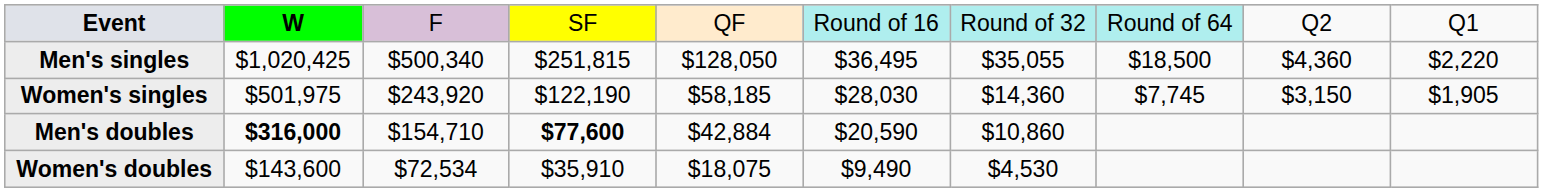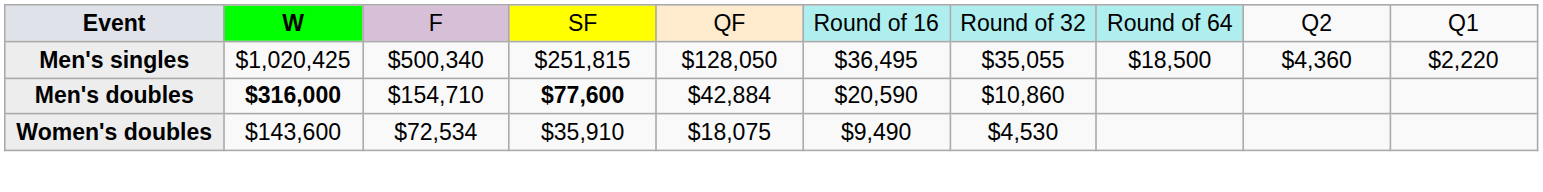- row: (114, 96)
